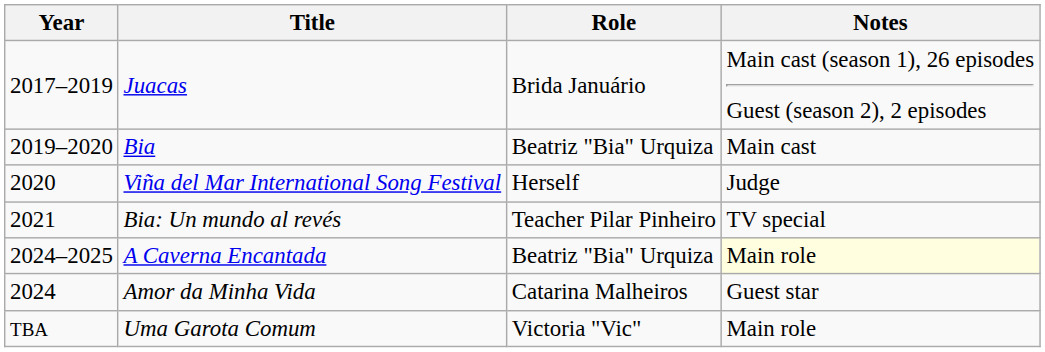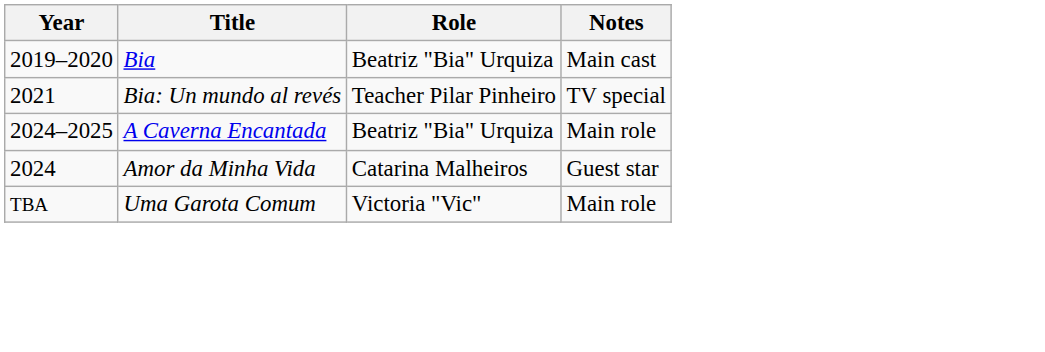- row: (155, 84)
- row: (312, 182)
(771, 255) lightyellow background -> (611, 131) no background
